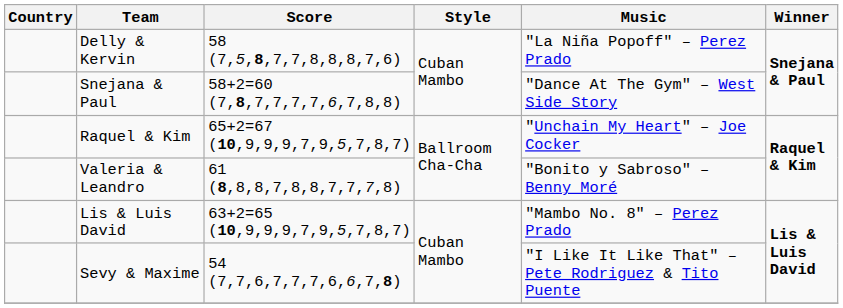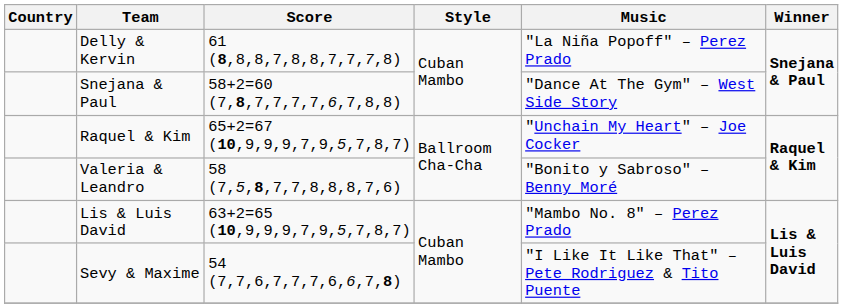(305, 51) 58 (7,5,8,7,7,8,8,8,7,6) -> (305, 51) 61 (8,8,8,7,8,8,7,7,7,8)
(305, 179) 61 (8,8,8,7,8,8,7,7,7,8) -> (305, 179) 58 (7,5,8,7,7,8,8,8,7,6)
